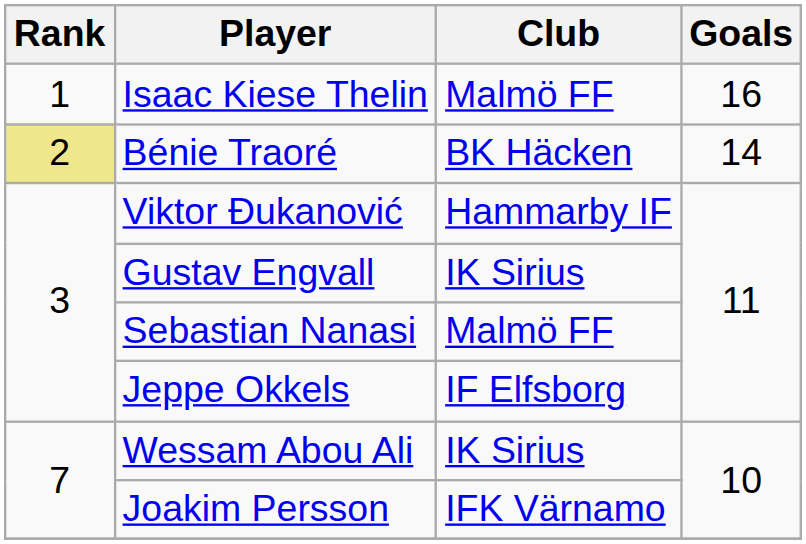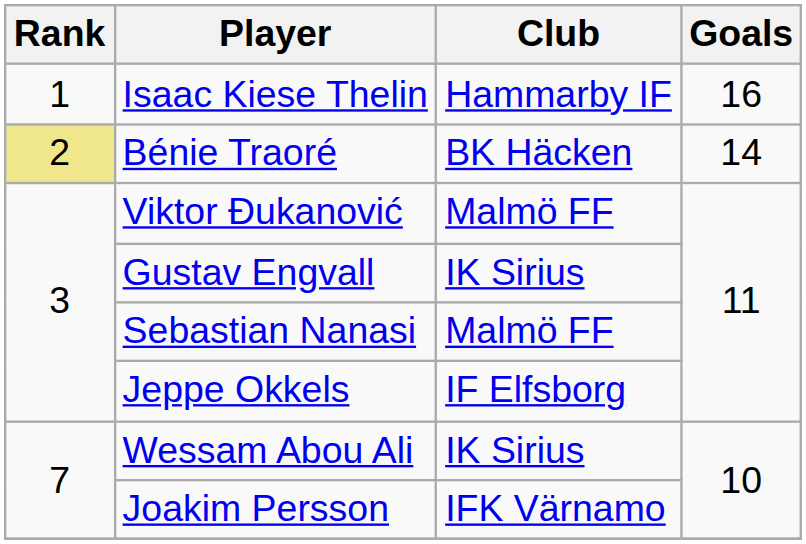(529, 93) Malmö FF -> (559, 93) Hammarby IF
(559, 212) Hammarby IF -> (529, 212) Malmö FF
